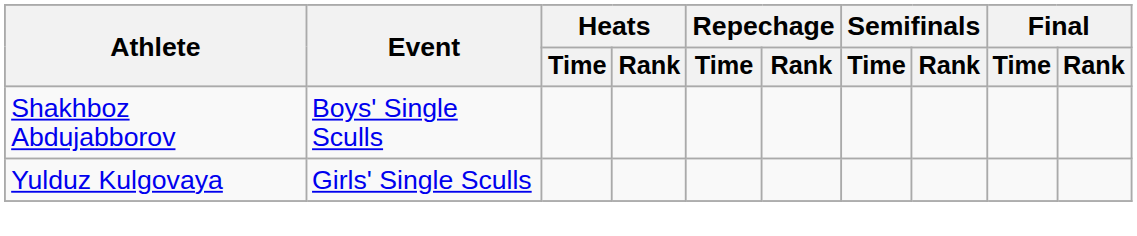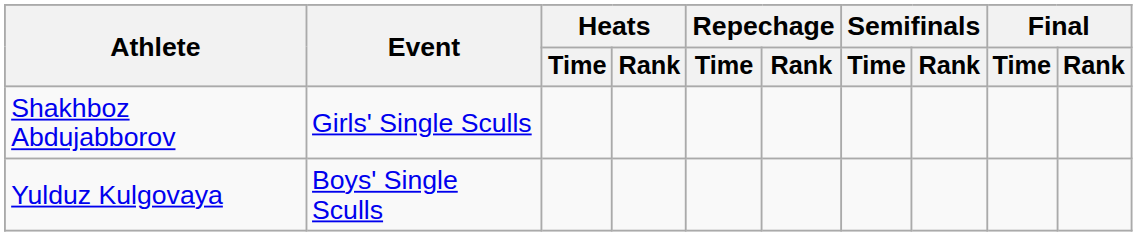(385, 123) Boys' Single Sculls -> (422, 123) Girls' Single Sculls
(422, 180) Girls' Single Sculls -> (385, 195) Boys' Single Sculls
